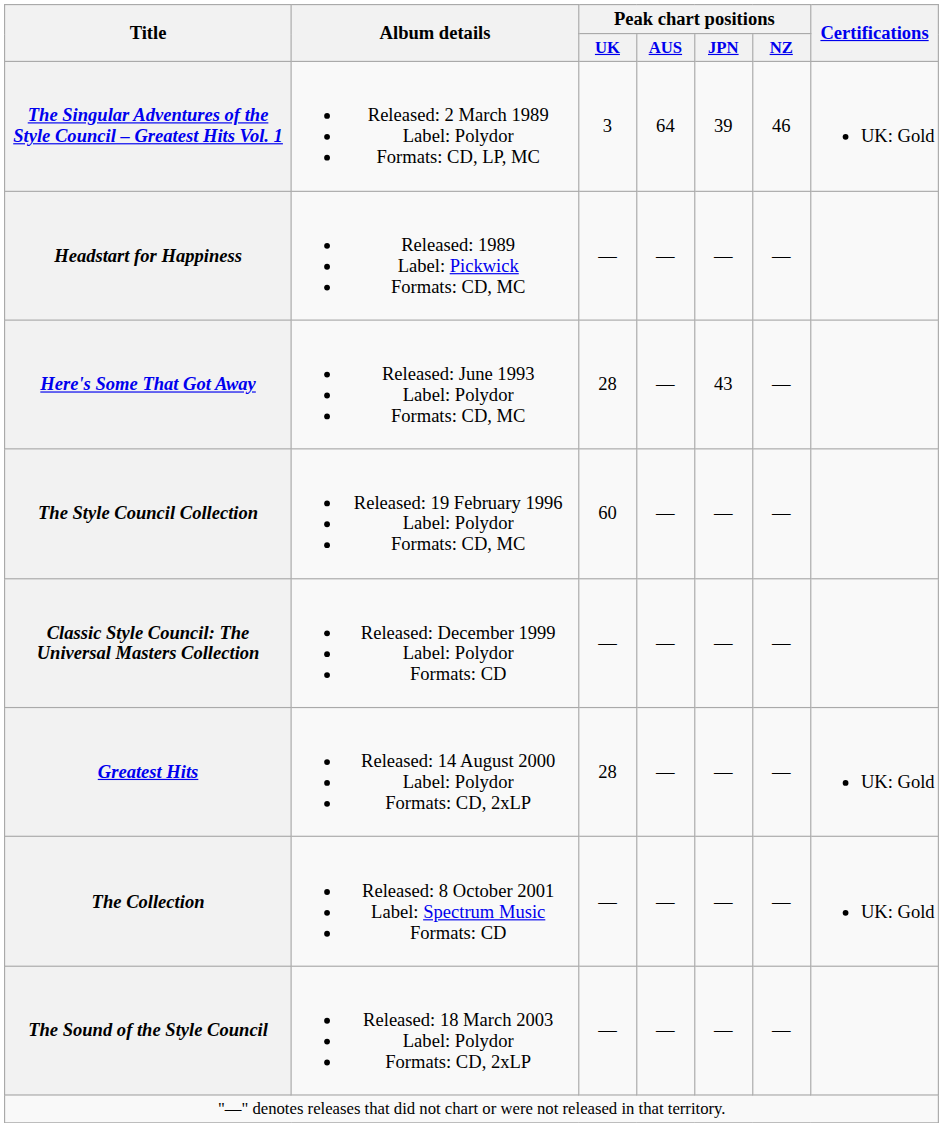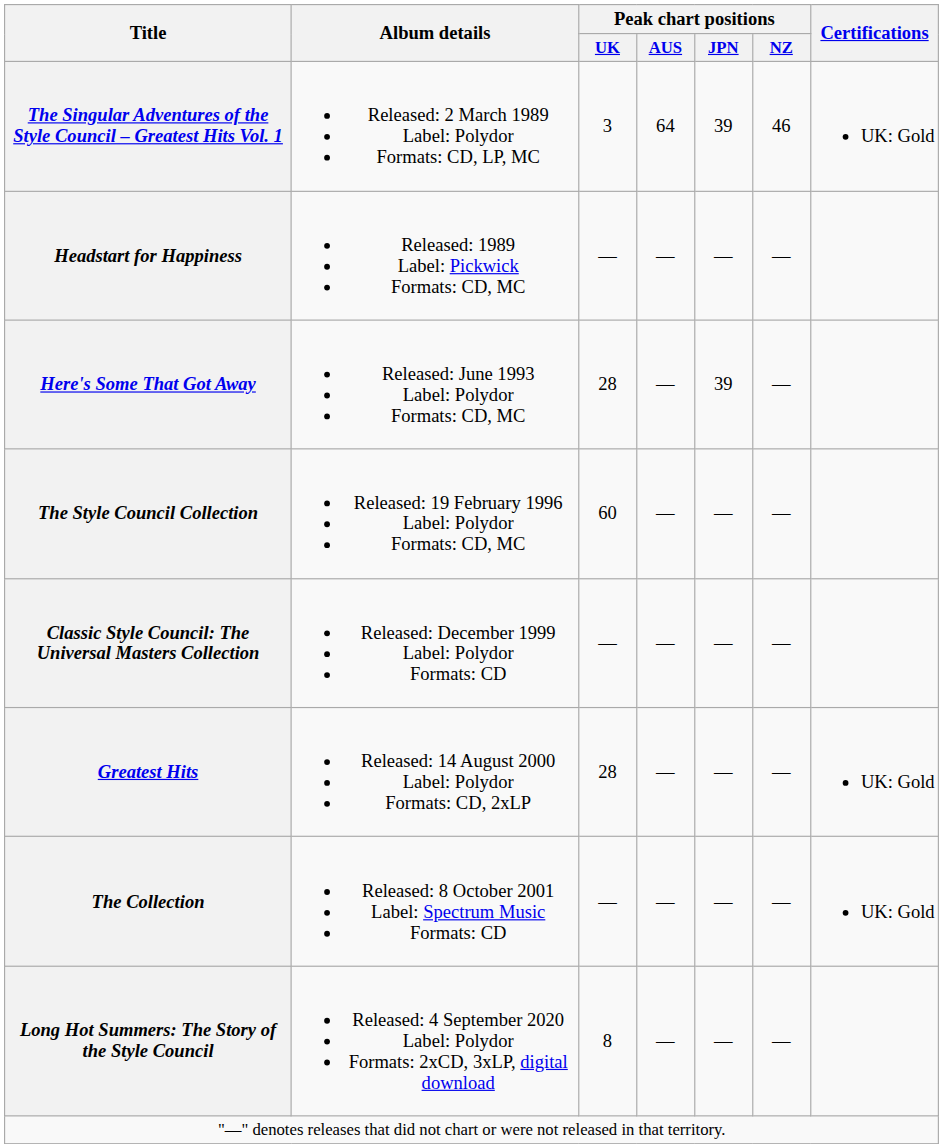(723, 384) 43 -> (723, 384) 39
- row: (148, 1030)
+ row: (148, 1040)
